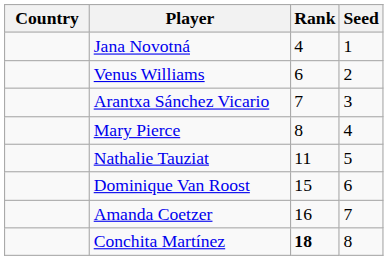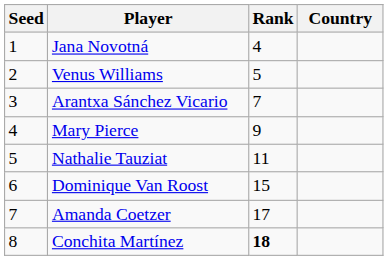columns swapped: (47, 18) <-> (361, 18)
(299, 74) 6 -> (257, 74) 5
(299, 130) 8 -> (257, 130) 9
(303, 213) 16 -> (261, 213) 17
